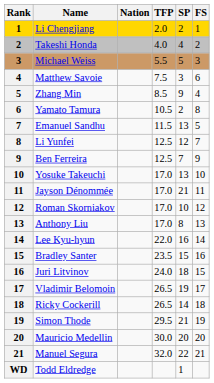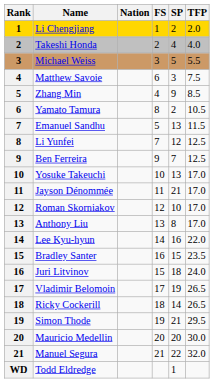columns swapped: (164, 12) <-> (201, 12)
